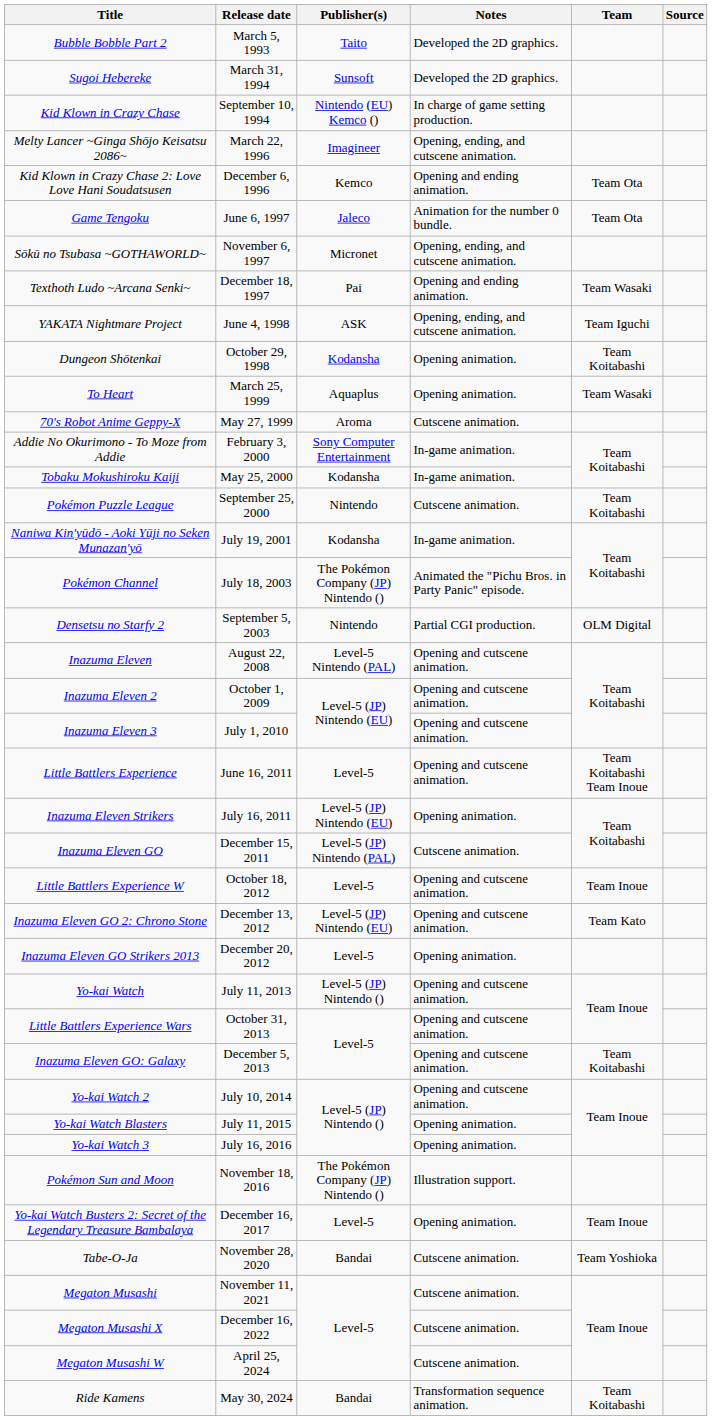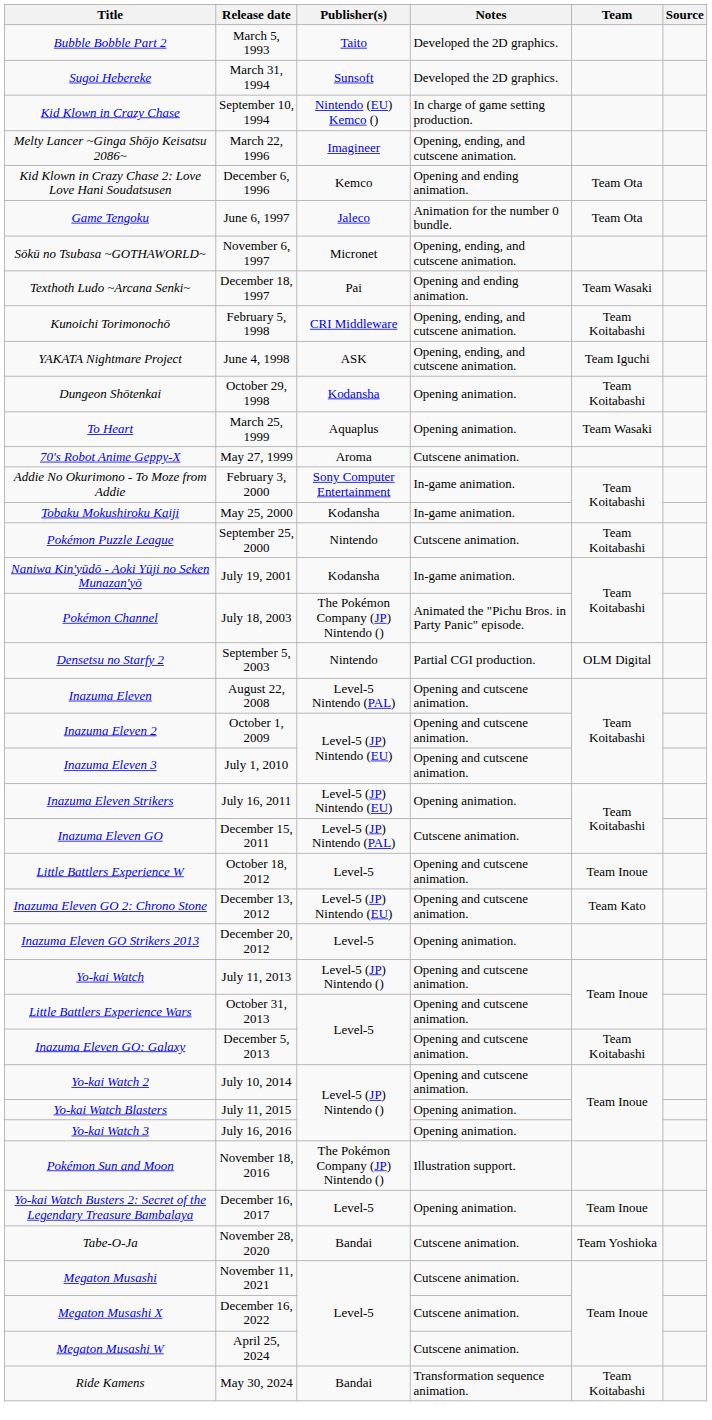+ row: (110, 323)
- row: (110, 773)
